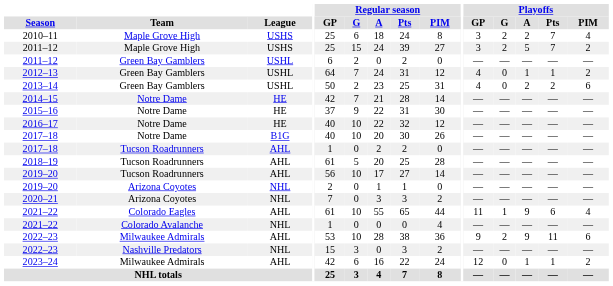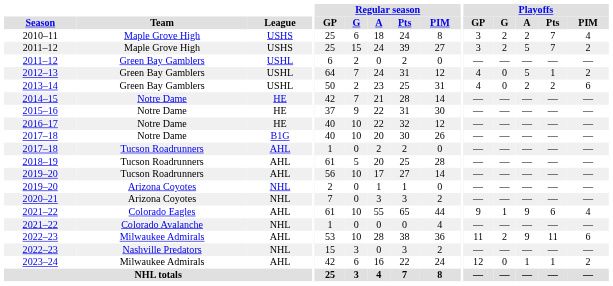(527, 73) 1 -> (527, 73) 5
(478, 212) 11 -> (478, 212) 9
(478, 237) 9 -> (478, 237) 11
